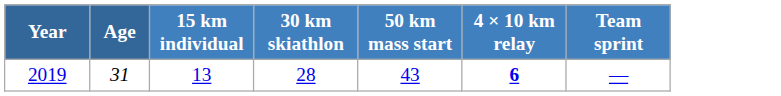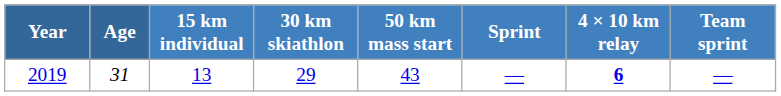+ column: (514, 32)
(306, 75) 28 -> (306, 75) 29
